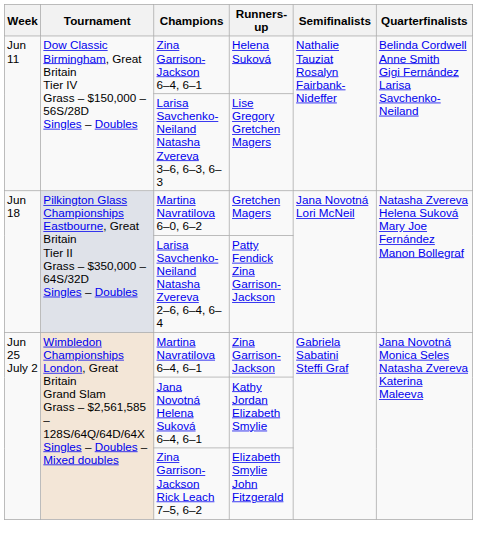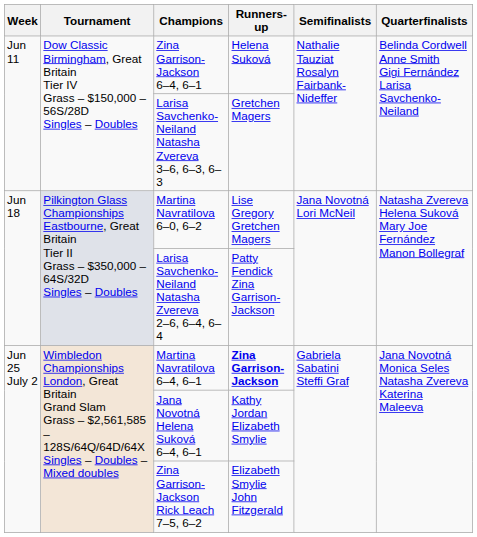(256, 123) Lise Gregory Gretchen Magers -> (256, 110) Gretchen Magers
(256, 207) Gretchen Magers -> (256, 220) Lise Gregory Gretchen Magers
(256, 355) normal -> (258, 368) bold
